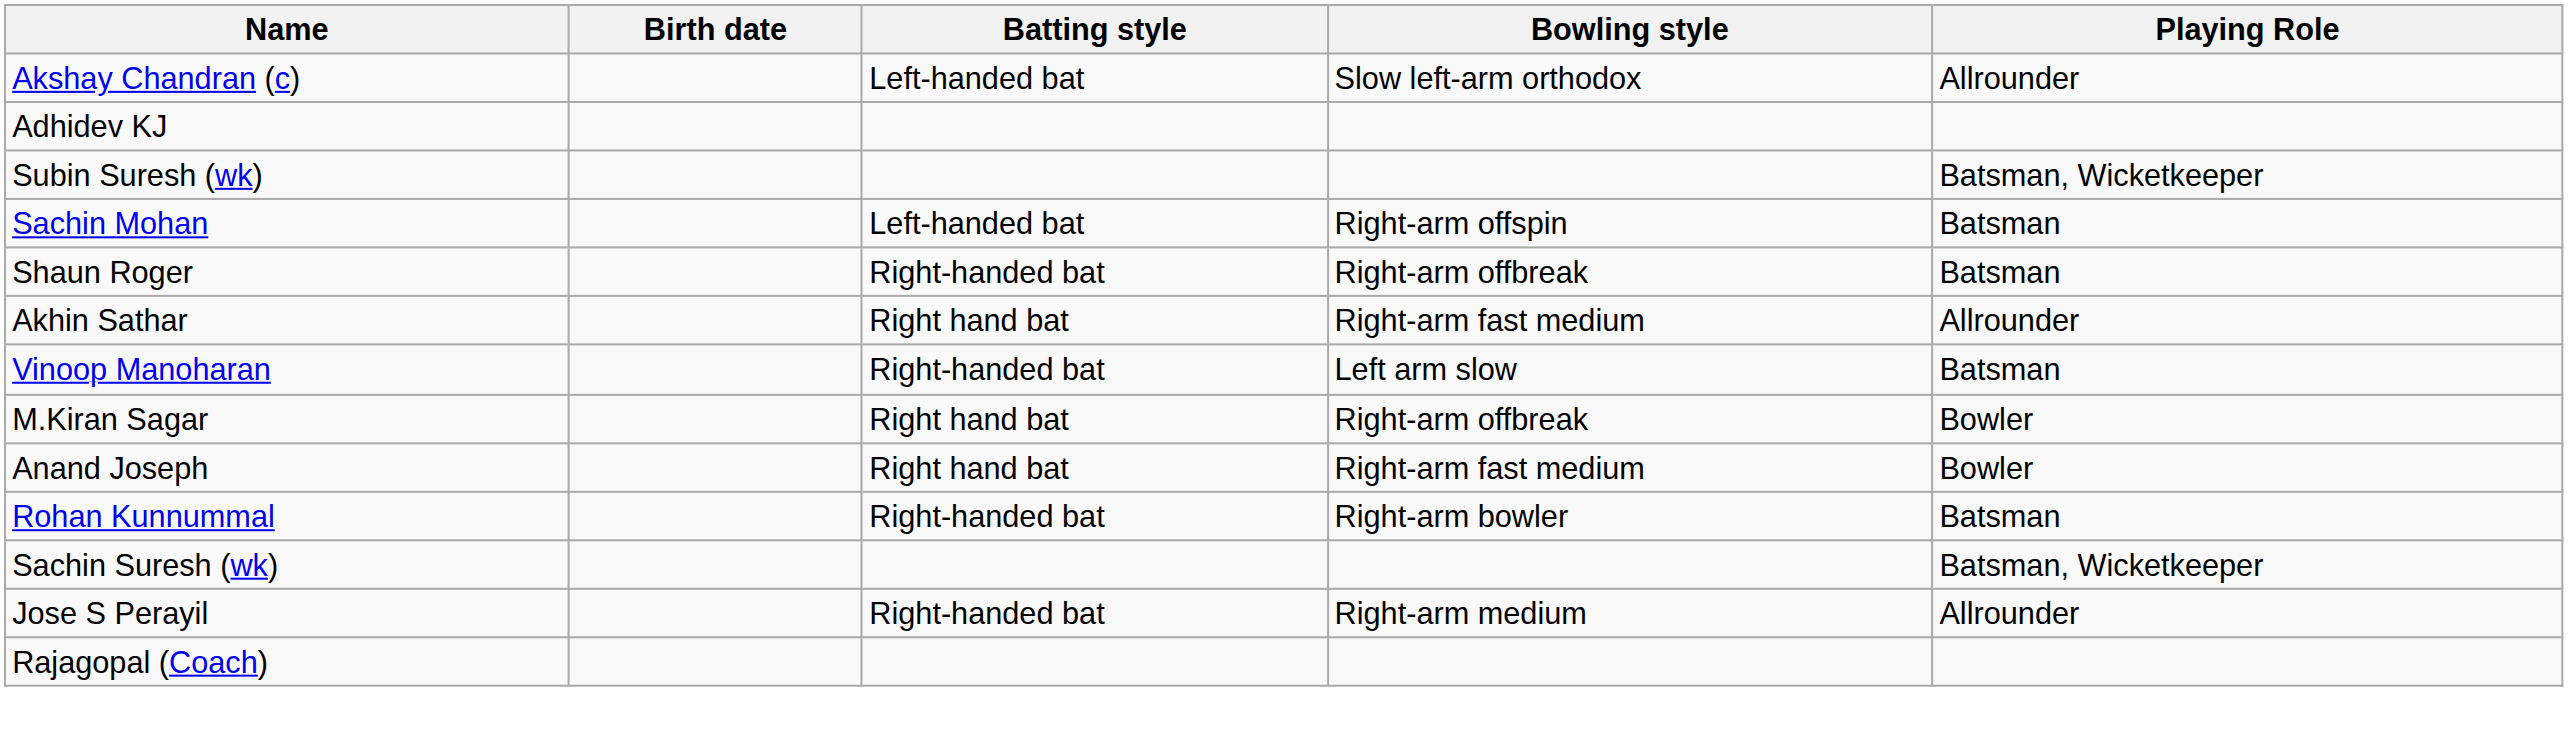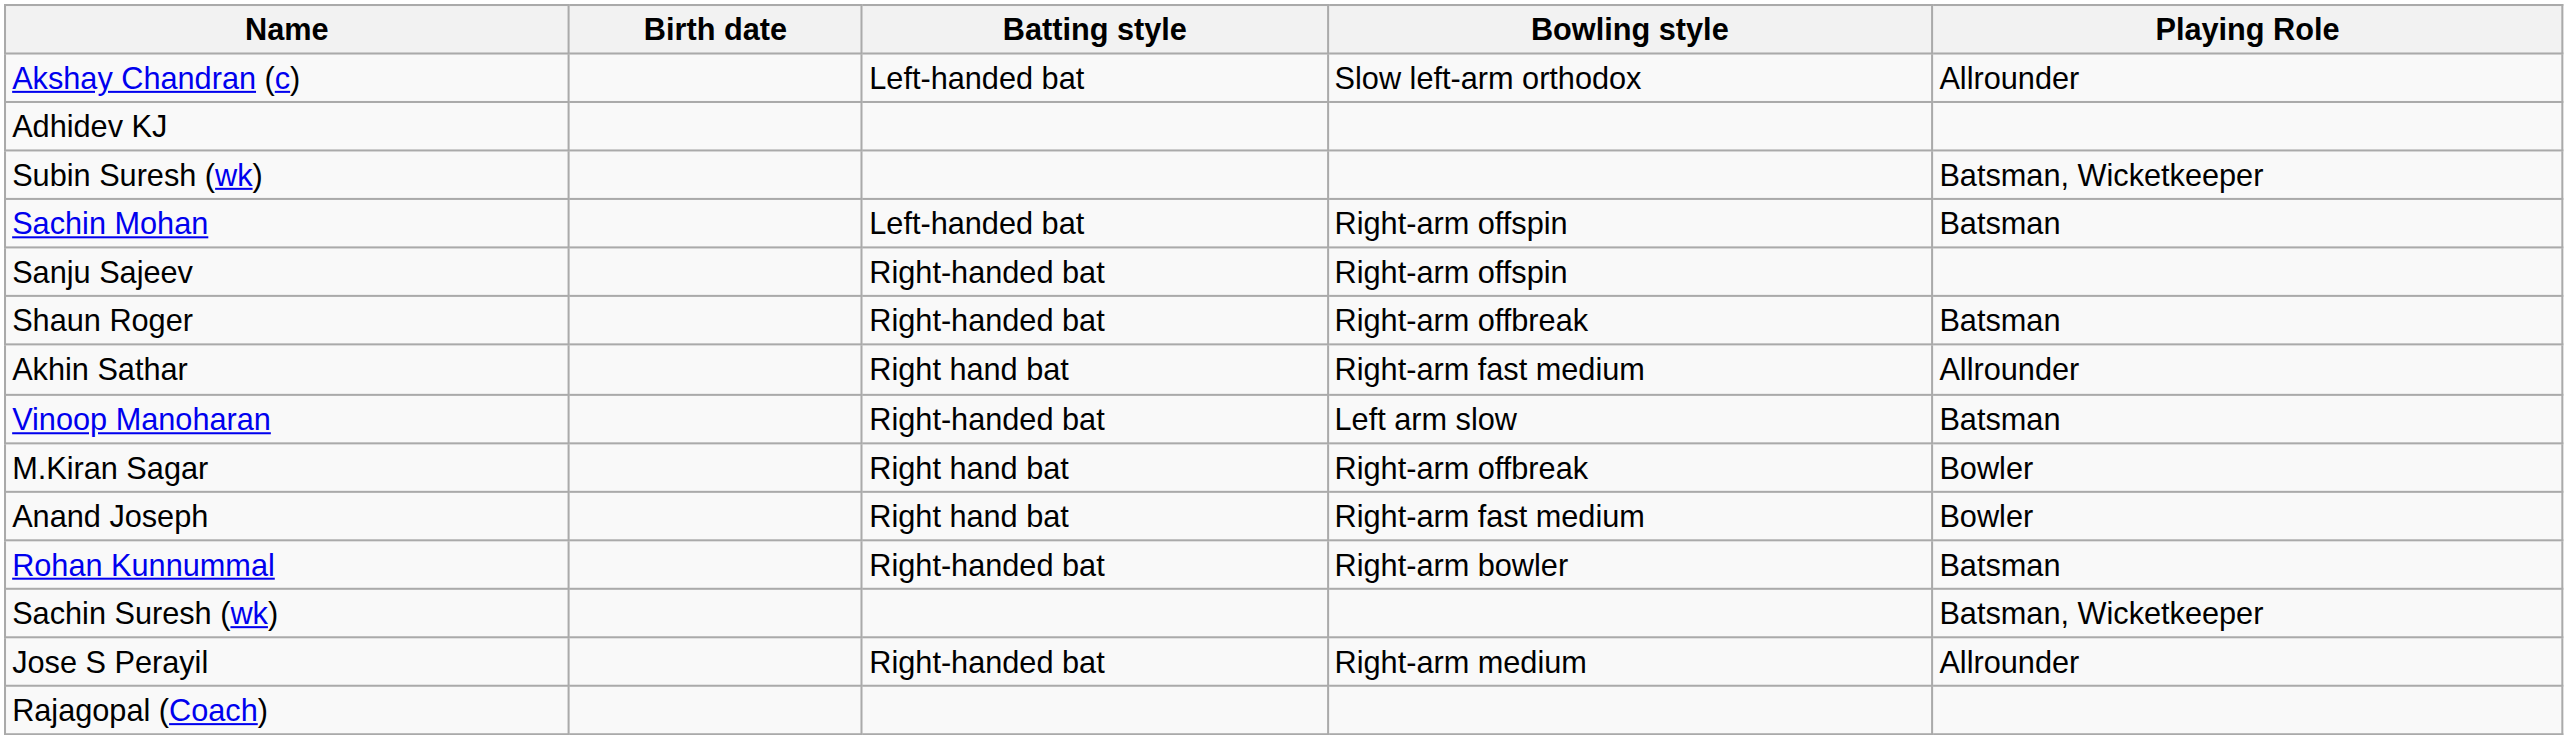+ row: (103, 273)
